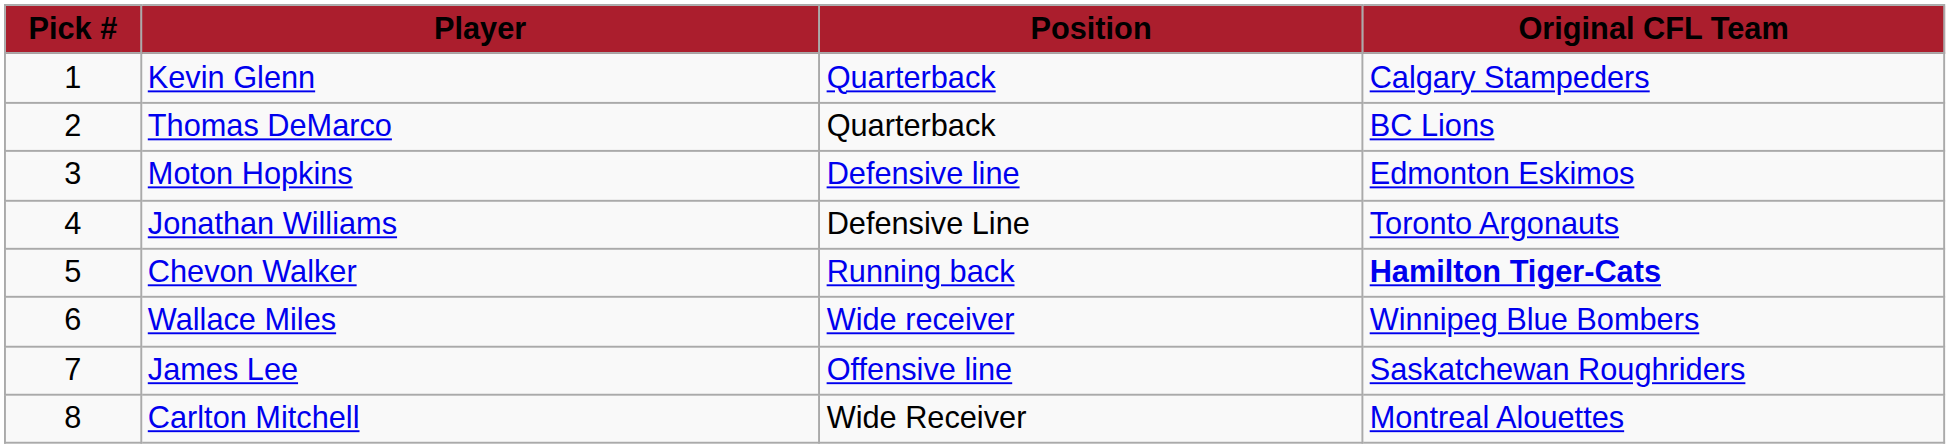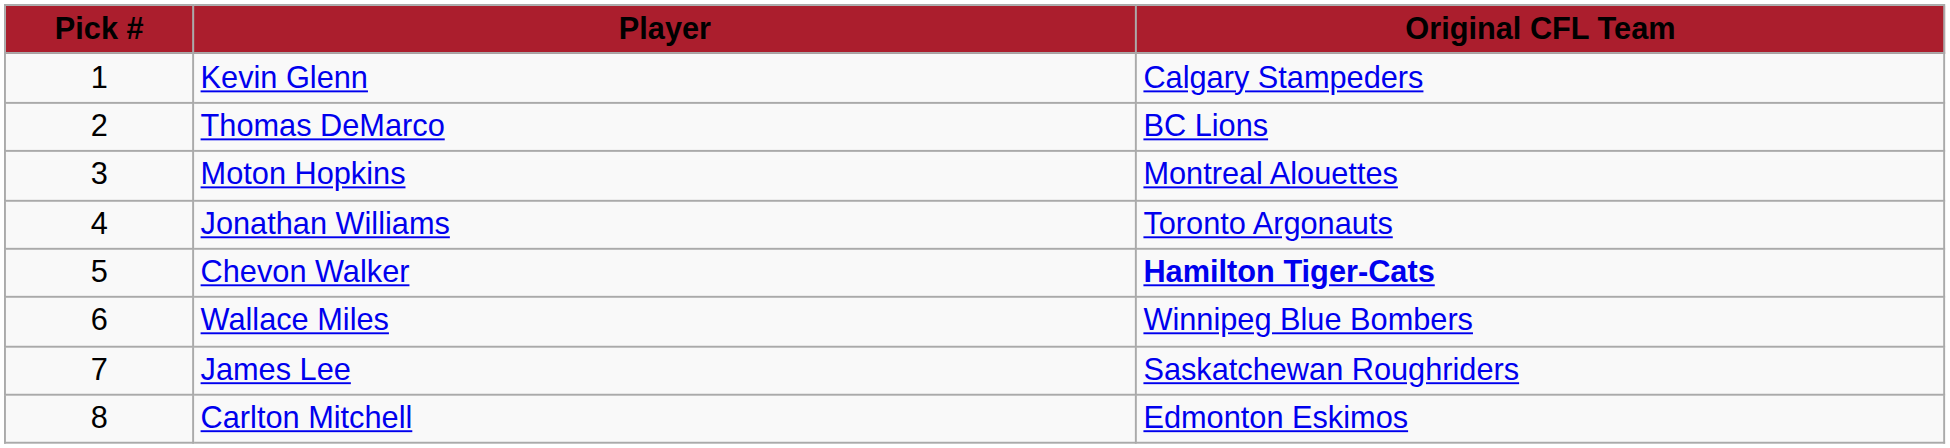- column: (1091, 28)
(1502, 175) Edmonton Eskimos -> (1271, 175) Montreal Alouettes
(1497, 418) Montreal Alouettes -> (1276, 418) Edmonton Eskimos
